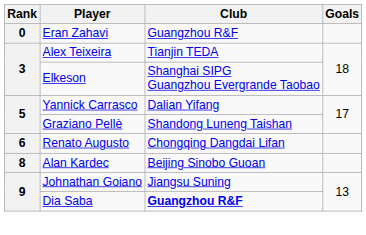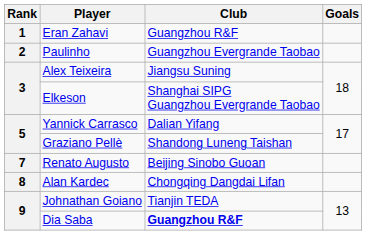(22, 33) 0 -> (22, 33) 1
+ row: (66, 52)
(183, 52) Tianjin TEDA -> (189, 71) Jiangsu Suning
(22, 143) 6 -> (22, 162) 7
(216, 143) Chongqing Dangdai Lifan -> (206, 162) Beijing Sinobo Guoan
(206, 162) Beijing Sinobo Guoan -> (216, 182) Chongqing Dangdai Lifan
(189, 182) Jiangsu Suning -> (183, 201) Tianjin TEDA
